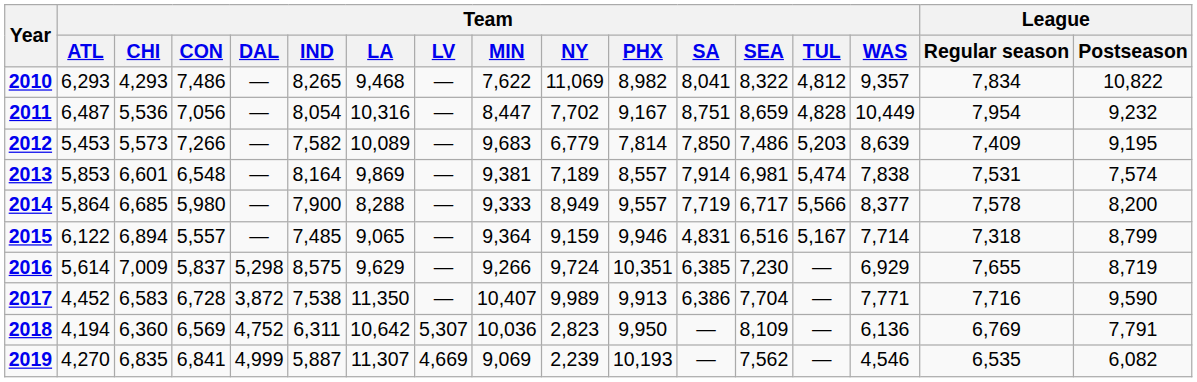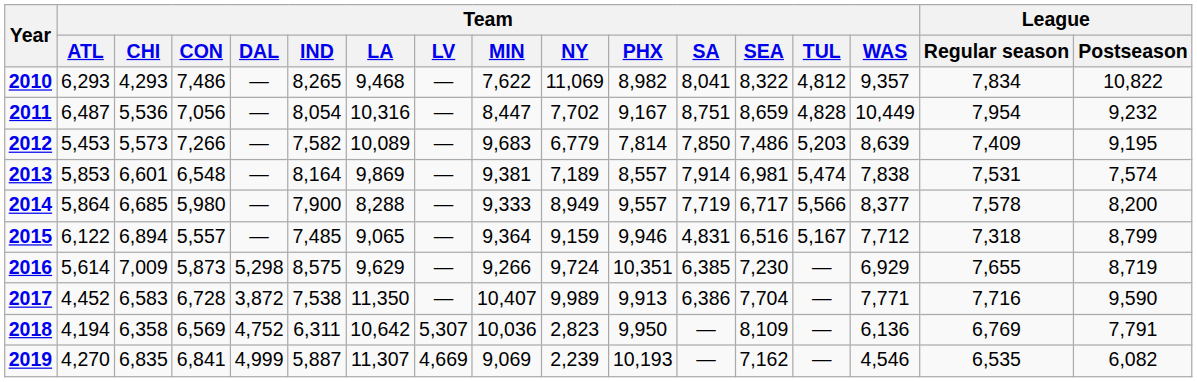(885, 236) 7,714 -> (885, 236) 7,712
(201, 267) 5,837 -> (201, 267) 5,873
(143, 329) 6,360 -> (143, 329) 6,358
(764, 360) 7,562 -> (764, 360) 7,162
